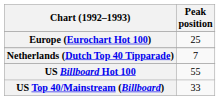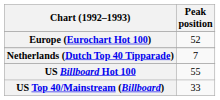(195, 39) 25 -> (195, 39) 52
